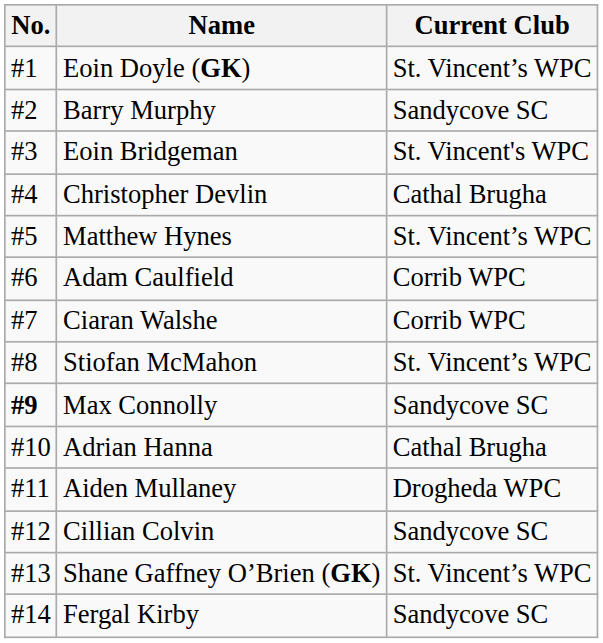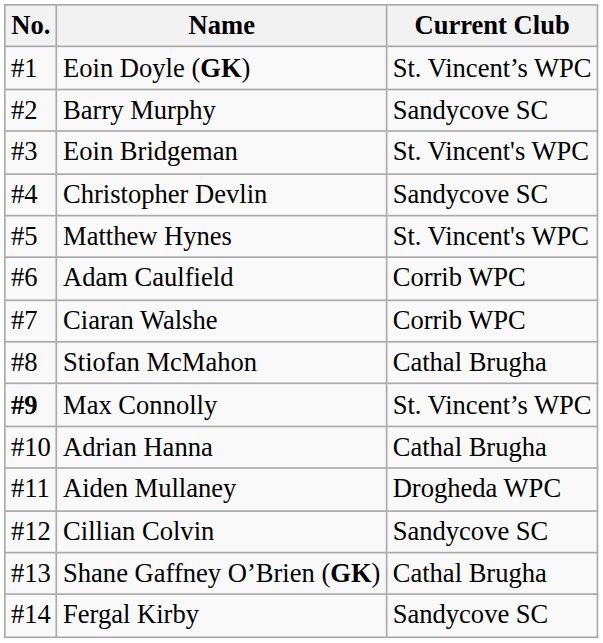(470, 194) Cathal Brugha -> (471, 194) Sandycove SC
(492, 236) St. Vincent’s WPC -> (491, 236) St. Vincent's WPC
(492, 362) St. Vincent’s WPC -> (470, 362) Cathal Brugha
(471, 404) Sandycove SC -> (492, 404) St. Vincent’s WPC
(492, 573) St. Vincent’s WPC -> (470, 573) Cathal Brugha
